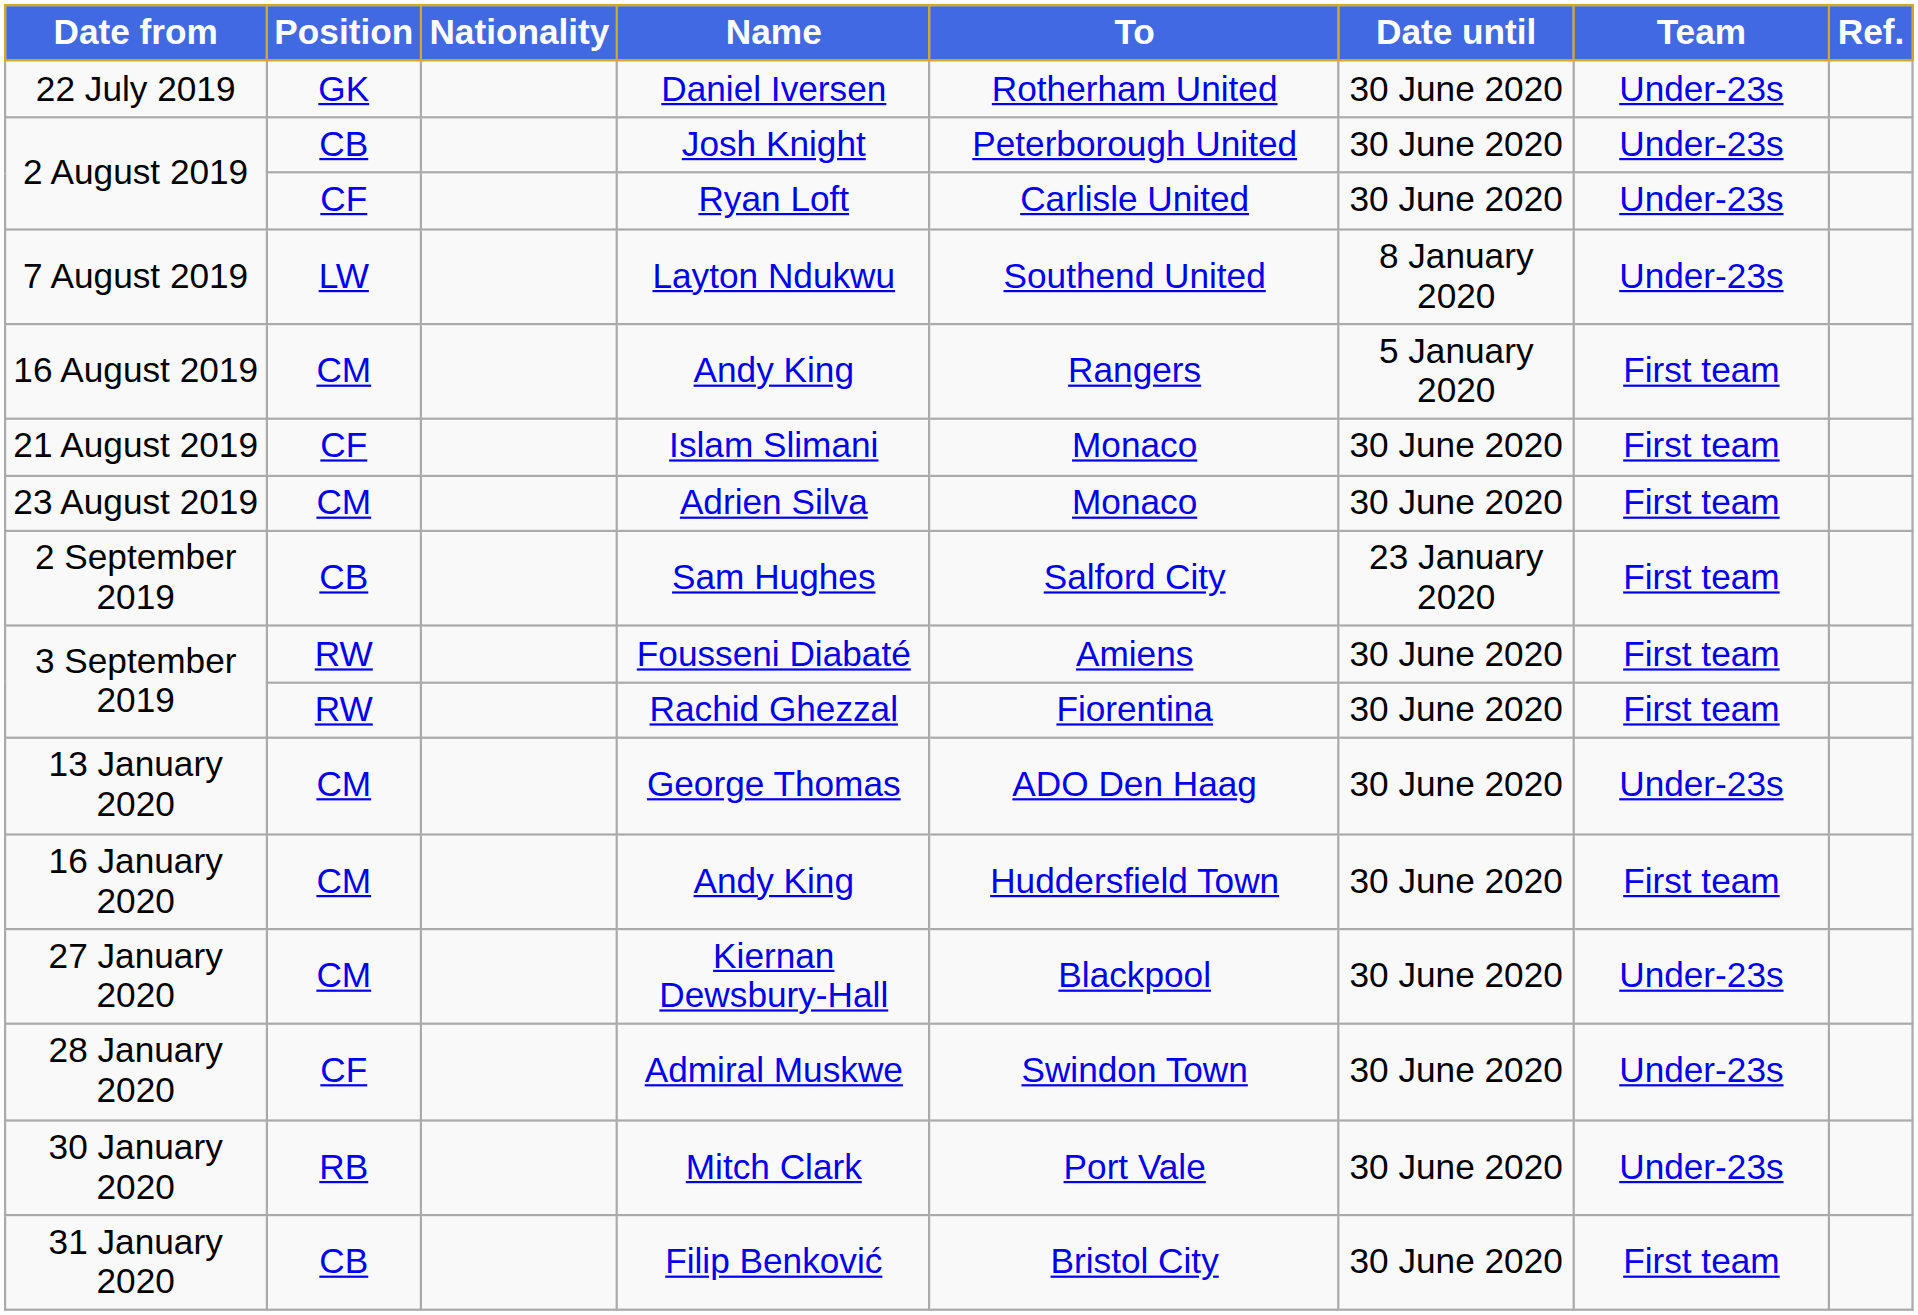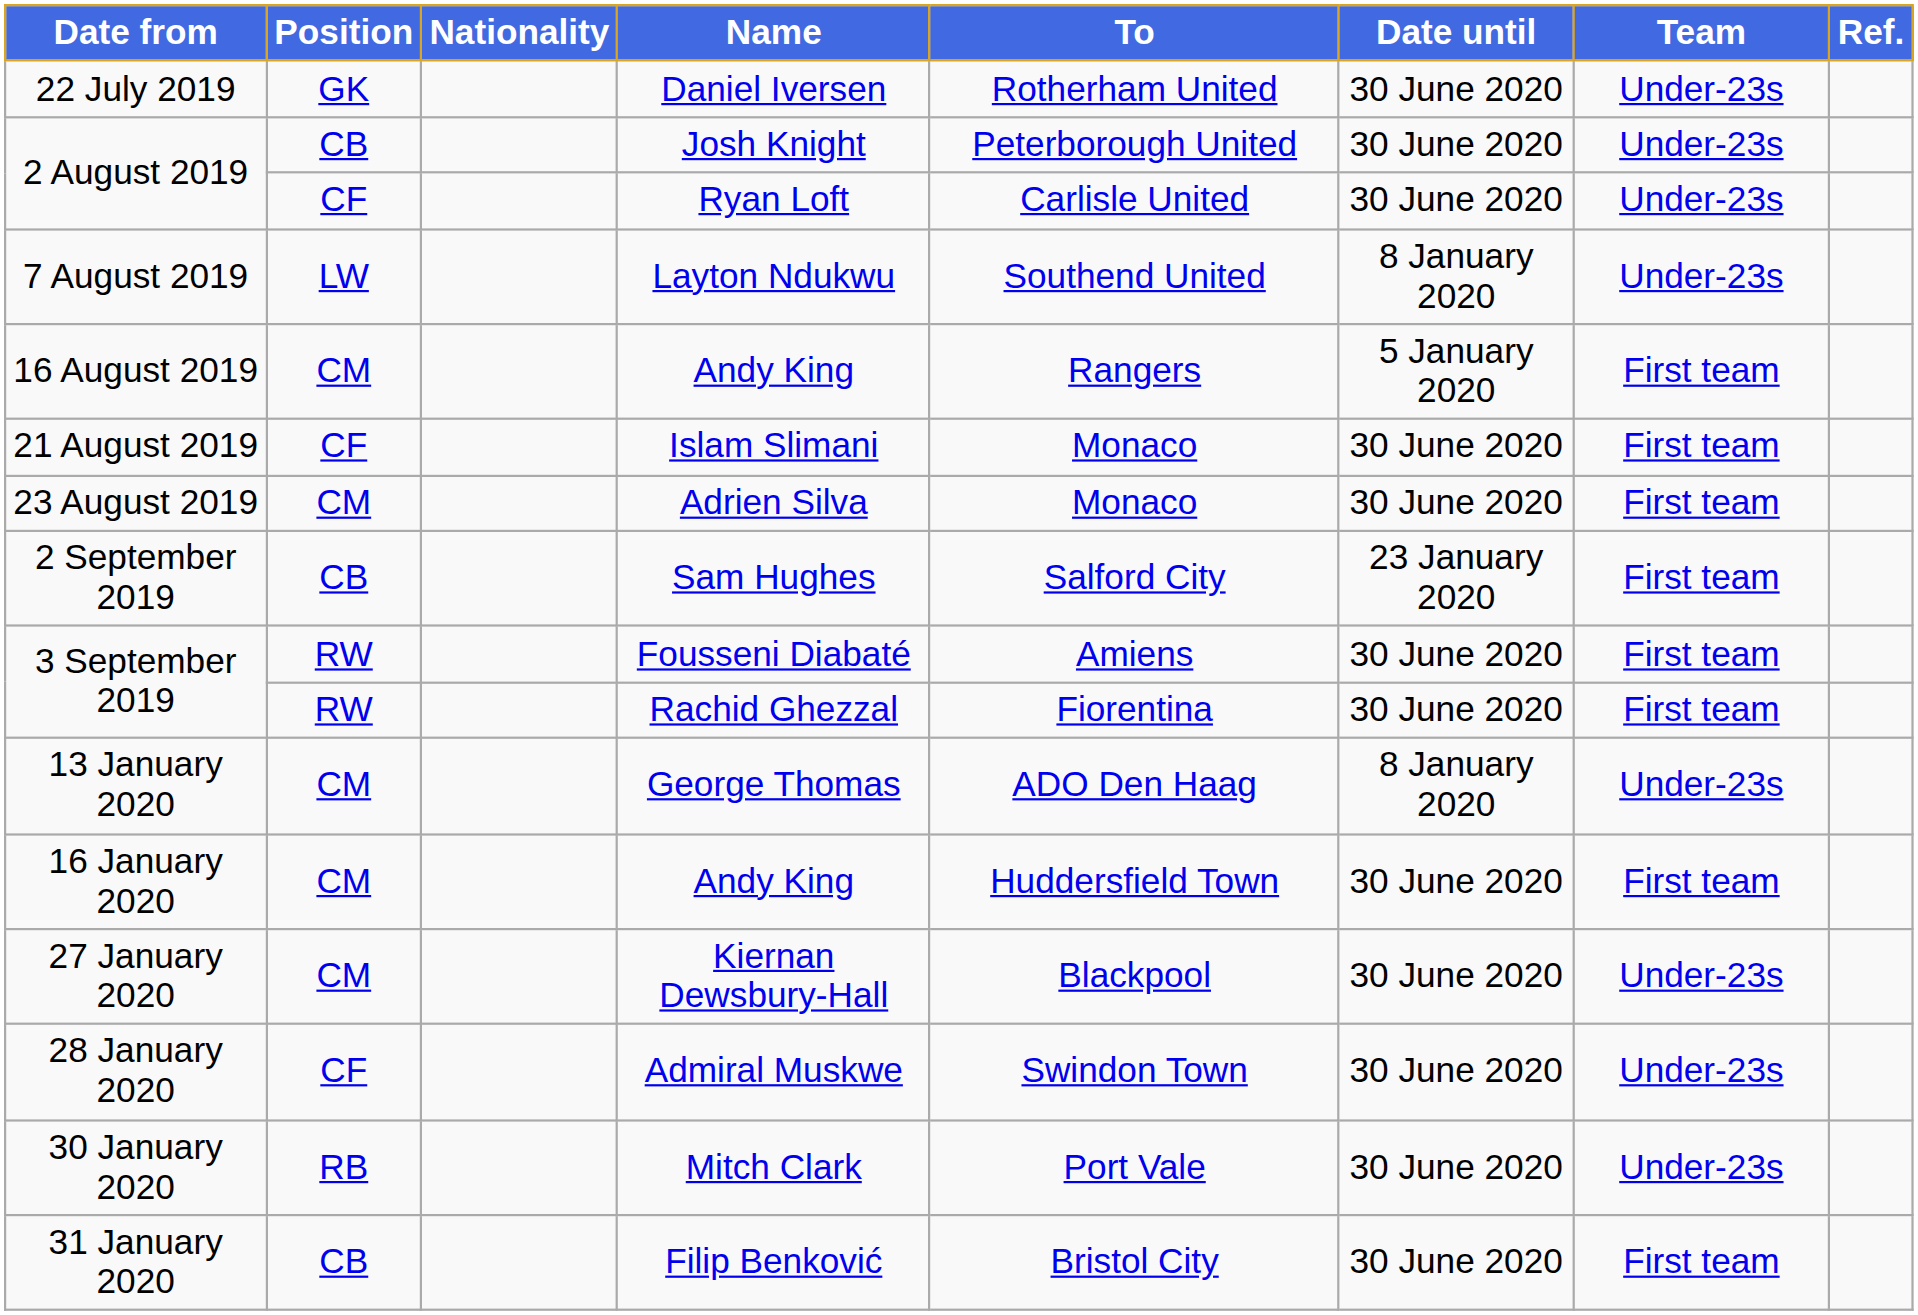(1456, 785) 30 June 2020 -> (1456, 785) 8 January 2020
